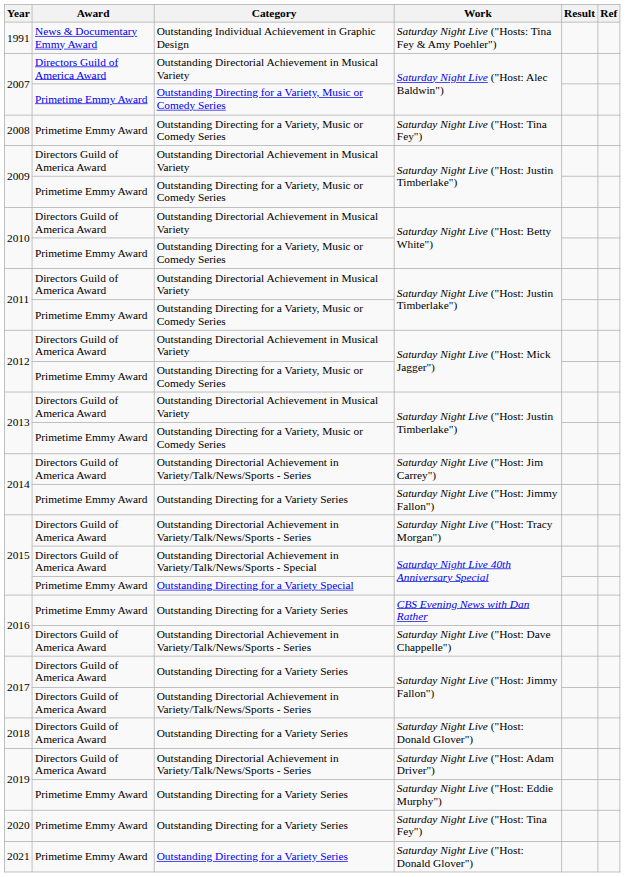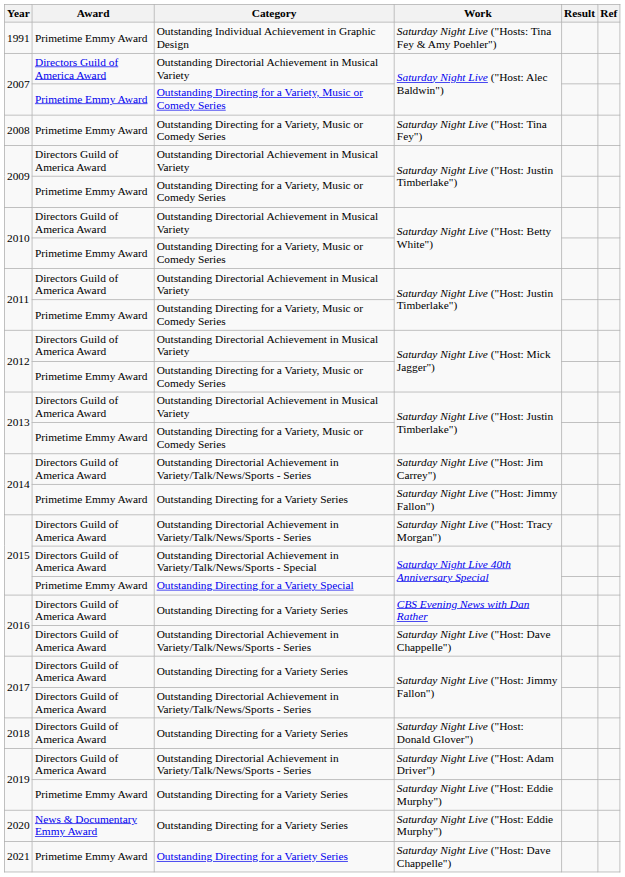(86, 37) News & Documentary Emmy Award -> (91, 37) Primetime Emmy Award
(91, 610) Primetime Emmy Award -> (77, 610) Directors Guild of America Award
(91, 825) Primetime Emmy Award -> (86, 825) News & Documentary Emmy Award
(472, 825) Saturday Night Live ("Host: Tina Fey") -> (475, 825) Saturday Night Live ("Host: Eddie Murphy")
(460, 856) Saturday Night Live ("Host: Donald Glover") -> (474, 856) Saturday Night Live ("Host: Dave Chappelle")
